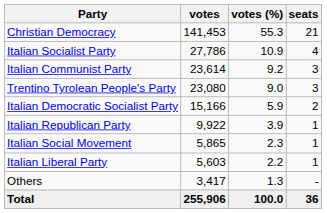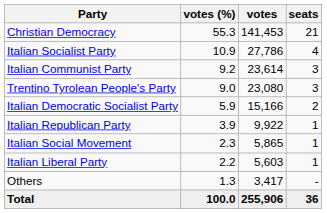columns swapped: (205, 14) <-> (257, 14)
